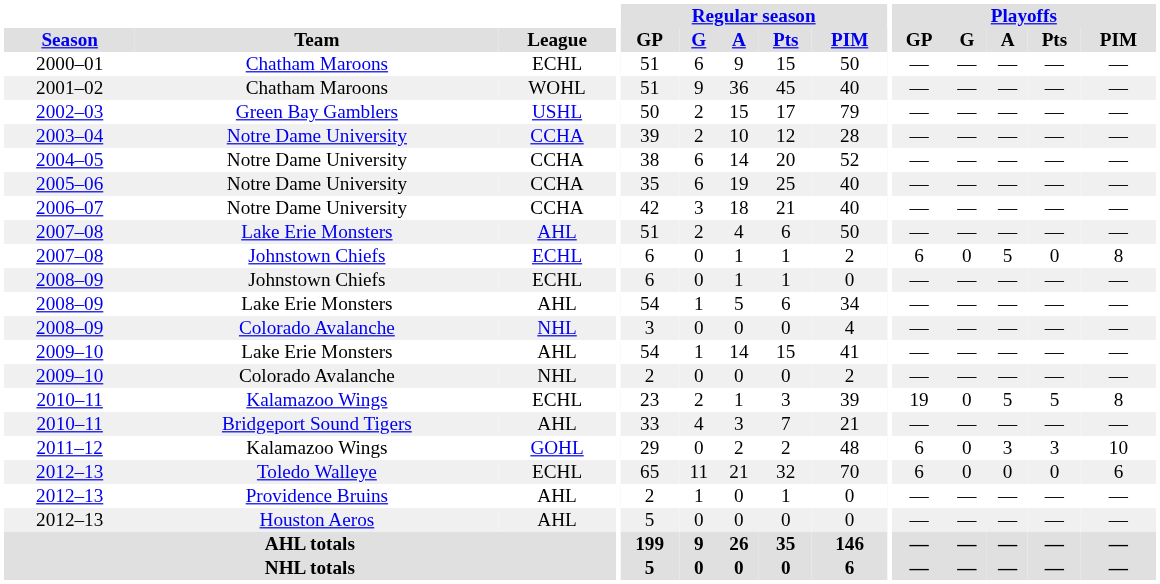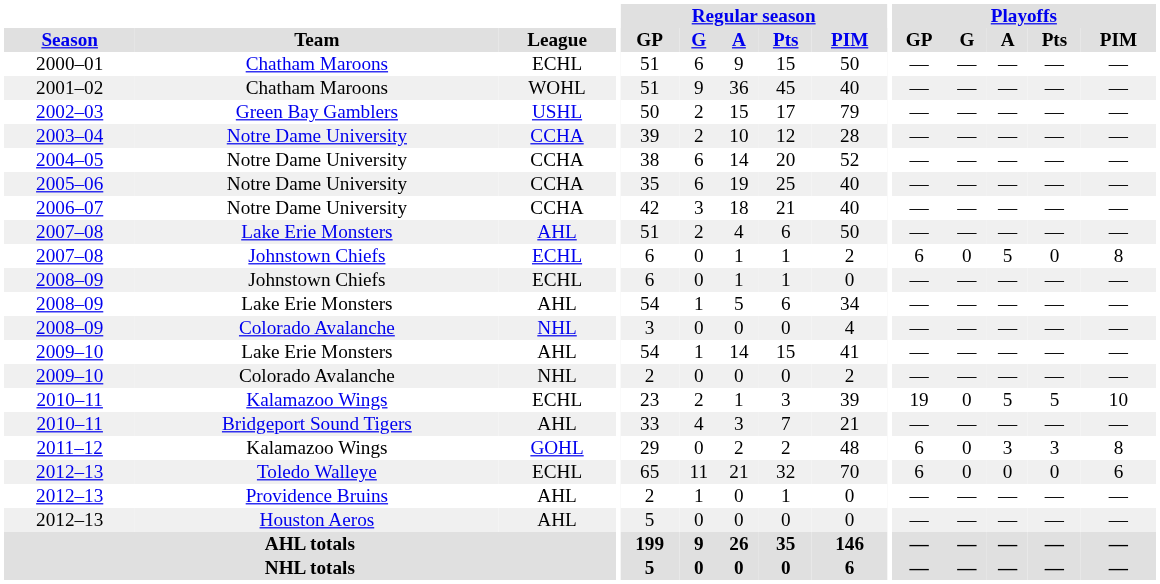(1118, 399) 8 -> (1118, 399) 10
(1118, 447) 10 -> (1118, 447) 8
